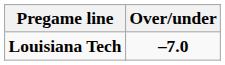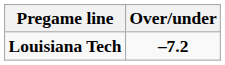(173, 45) –7.0 -> (173, 45) –7.2
